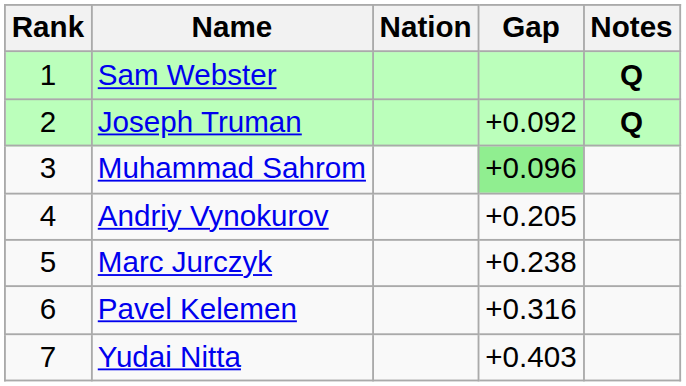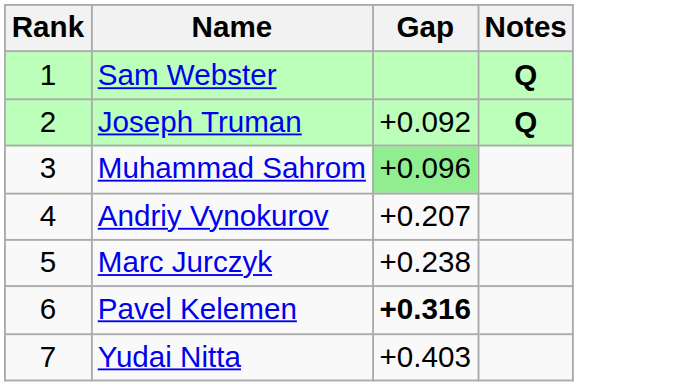- column: (426, 27)
(531, 215) +0.205 -> (425, 215) +0.207
(531, 309) normal -> (425, 309) bold
